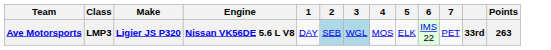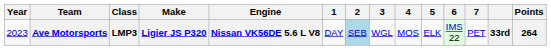+ column: (17, 12)
(356, 33) lightblue background -> (382, 33) no background
(504, 33) 263 -> (529, 33) 264
